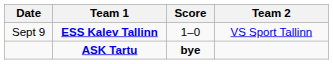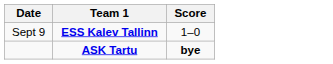- column: (271, 13)
